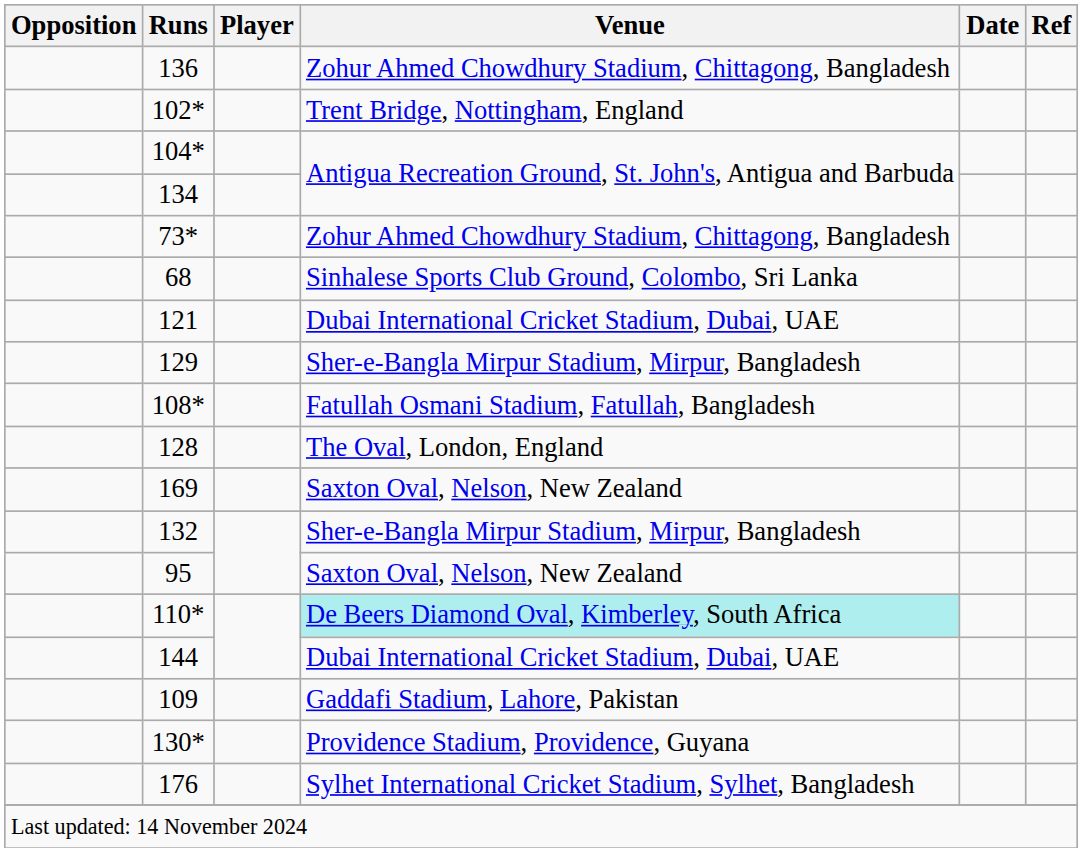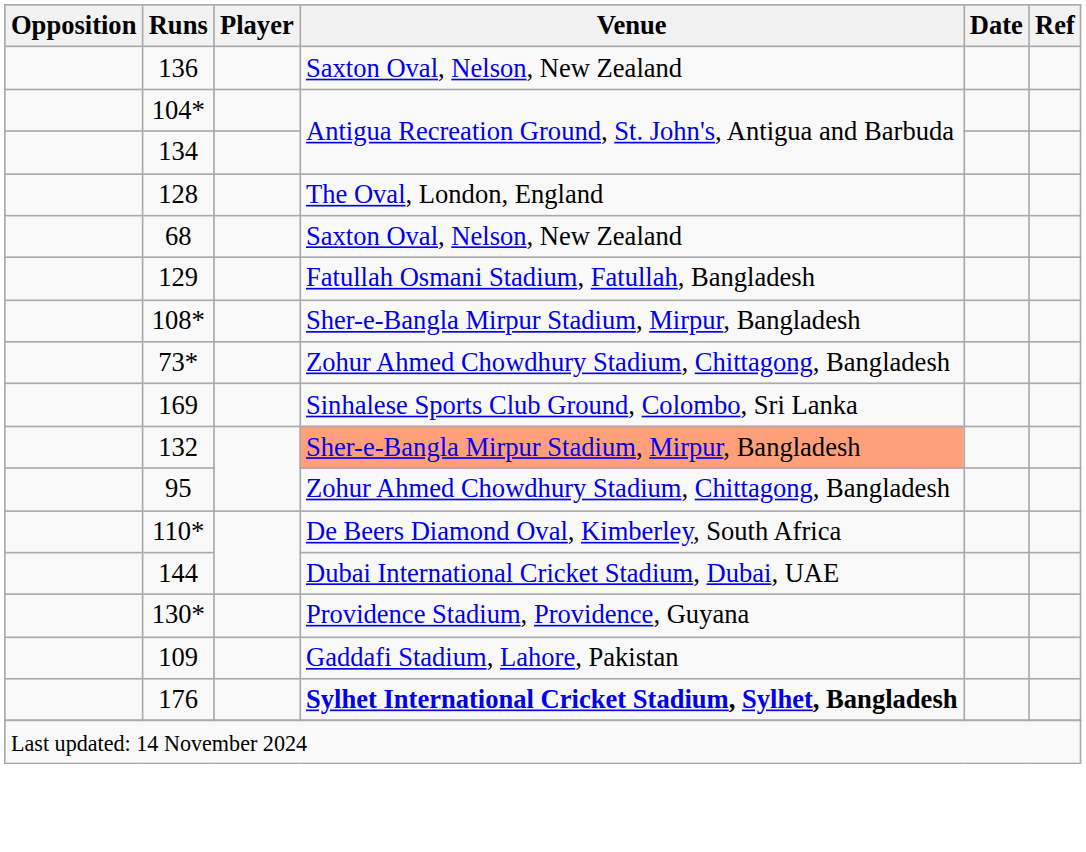(628, 67) Zohur Ahmed Chowdhury Stadium, Chittagong, Bangladesh -> (494, 67) Saxton Oval, Nelson, New Zealand
- row: (178, 109)
rows swapped: (178, 446) <-> (178, 236)
(582, 278) Sinhalese Sports Club Ground, Colombo, Sri Lanka -> (494, 236) Saxton Oval, Nelson, New Zealand
- row: (178, 320)
(583, 362) Sher-e-Bangla Mirpur Stadium, Mirpur, Bangladesh -> (560, 278) Fatullah Osmani Stadium, Fatullah, Bangladesh
(560, 404) Fatullah Osmani Stadium, Fatullah, Bangladesh -> (583, 320) Sher-e-Bangla Mirpur Stadium, Mirpur, Bangladesh
(494, 488) Saxton Oval, Nelson, New Zealand -> (582, 404) Sinhalese Sports Club Ground, Colombo, Sri Lanka
(583, 531) no background -> (583, 446) lightsalmon background
(494, 573) Saxton Oval, Nelson, New Zealand -> (628, 488) Zohur Ahmed Chowdhury Stadium, Chittagong, Bangladesh
(574, 615) paleturquoise background -> (574, 531) no background
rows swapped: (178, 699) <-> (178, 741)
(610, 783) normal -> (632, 699) bold
